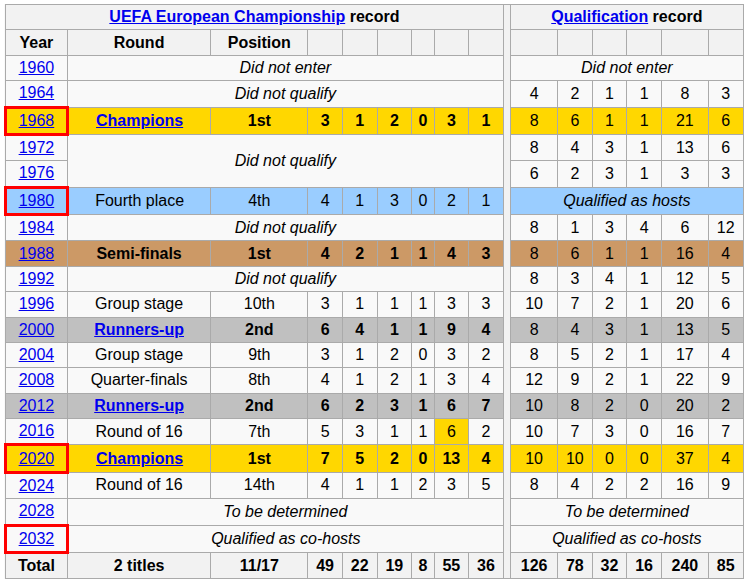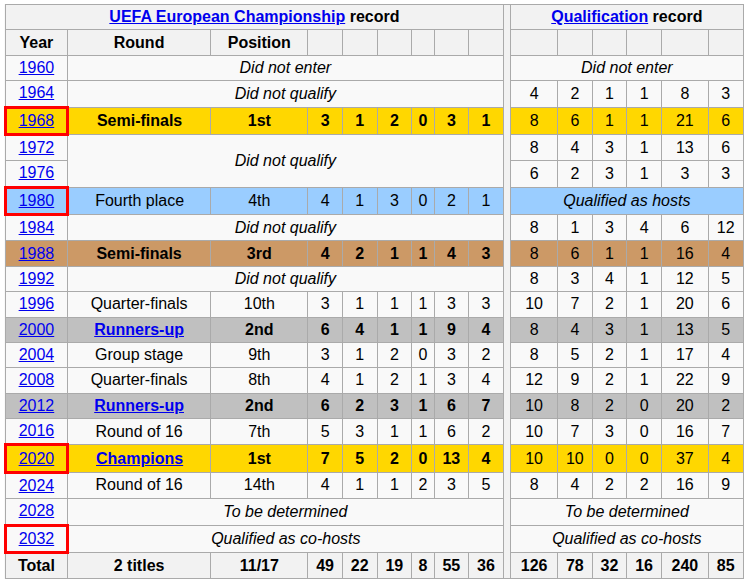(140, 120) Champions -> (140, 120) Semi-finals
(259, 253) 1st -> (259, 253) 3rd
(139, 304) Group stage -> (139, 304) Quarter-finals
(451, 431) gold background -> (451, 431) no background
